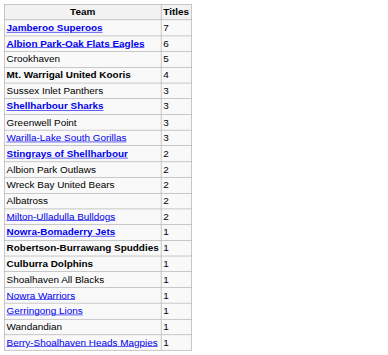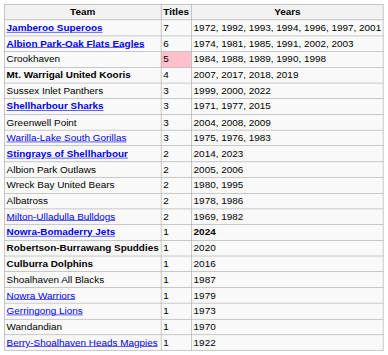+ column: (287, 12)
(166, 59) no background -> (166, 59) pink background
